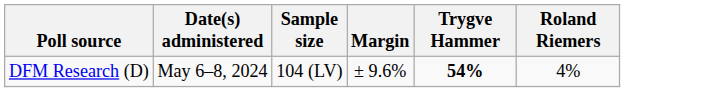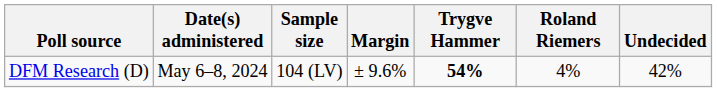+ column: (665, 41)
